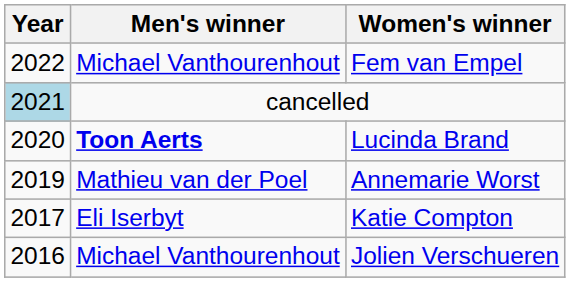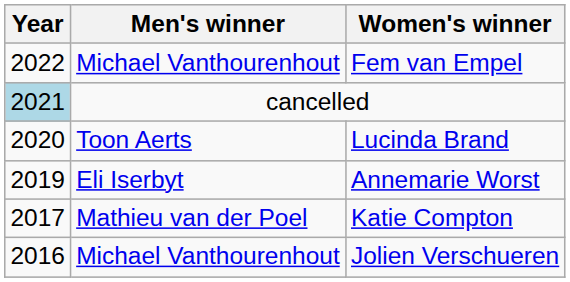(139, 140) bold -> (134, 140) normal
(192, 179) Mathieu van der Poel -> (130, 179) Eli Iserbyt
(130, 218) Eli Iserbyt -> (192, 218) Mathieu van der Poel
